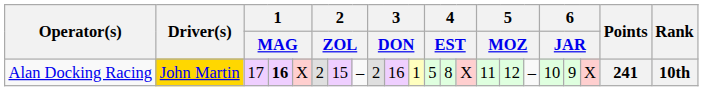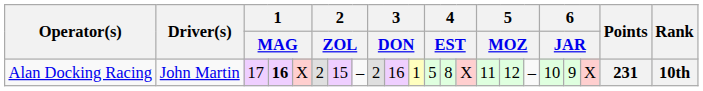(200, 71) gold background -> (200, 71) no background
(626, 71) 241 -> (626, 71) 231
